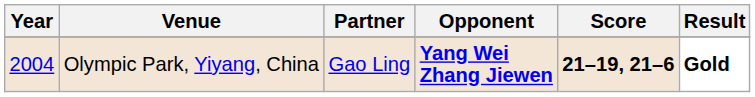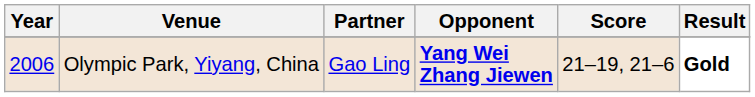(32, 64) 2004 -> (32, 64) 2006
(618, 64) bold -> (618, 64) normal
